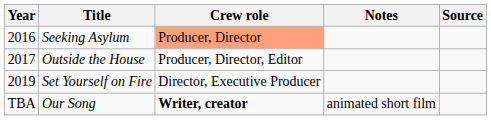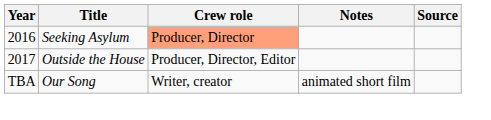- row: (97, 81)
(203, 103) bold -> (192, 81) normal
